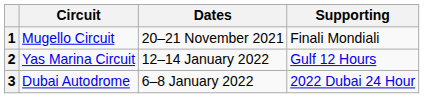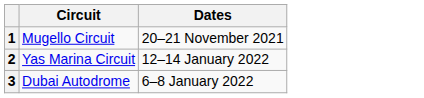- column: (353, 16)
